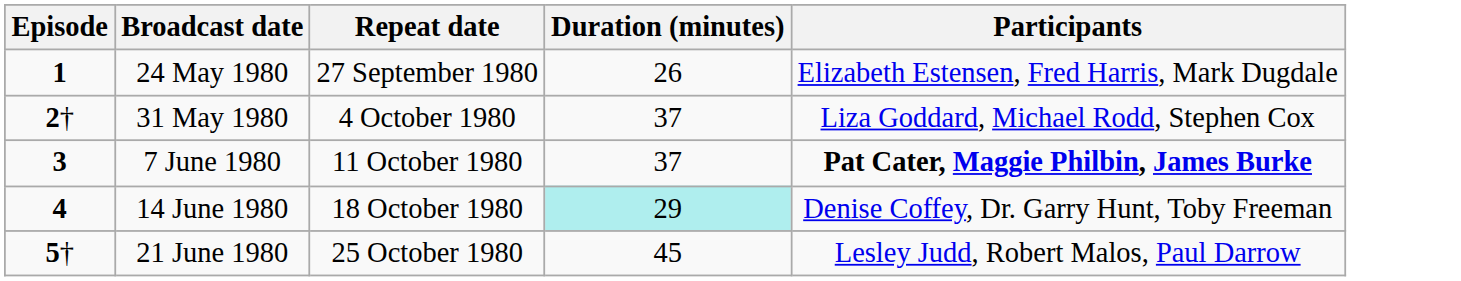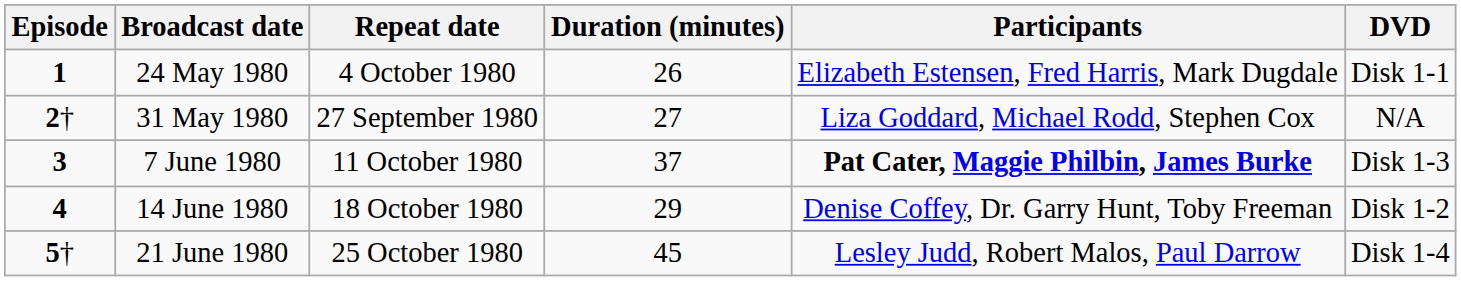+ column: (1400, 27)
(427, 72) 27 September 1980 -> (427, 72) 4 October 1980
(427, 117) 4 October 1980 -> (427, 117) 27 September 1980
(668, 117) 37 -> (668, 117) 27
(668, 207) paleturquoise background -> (668, 207) no background
